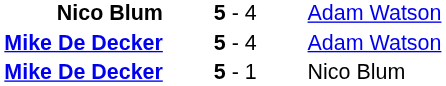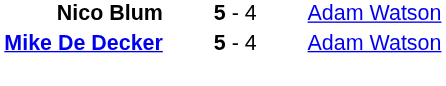- row: (84, 72)
